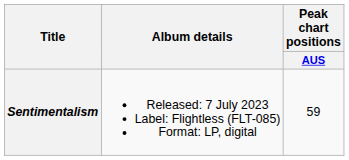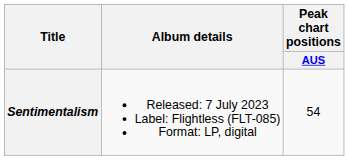(313, 112) 59 -> (313, 112) 54
